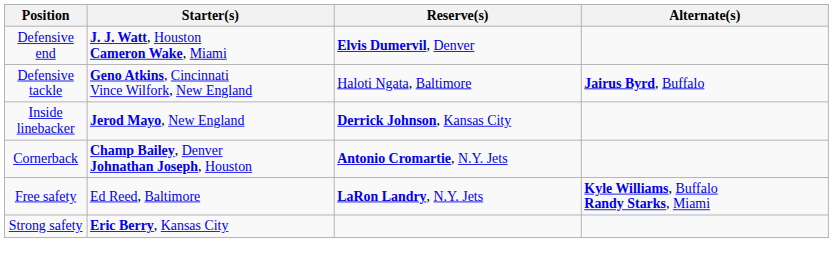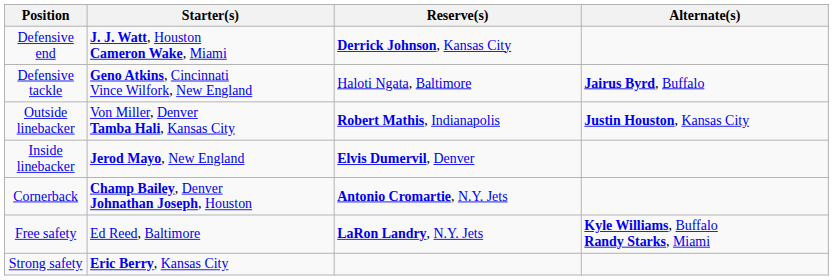(406, 45) Elvis Dumervil, Denver -> (424, 45) Derrick Johnson, Kansas City
+ row: (46, 120)
(424, 120) Derrick Johnson, Kansas City -> (406, 158) Elvis Dumervil, Denver
